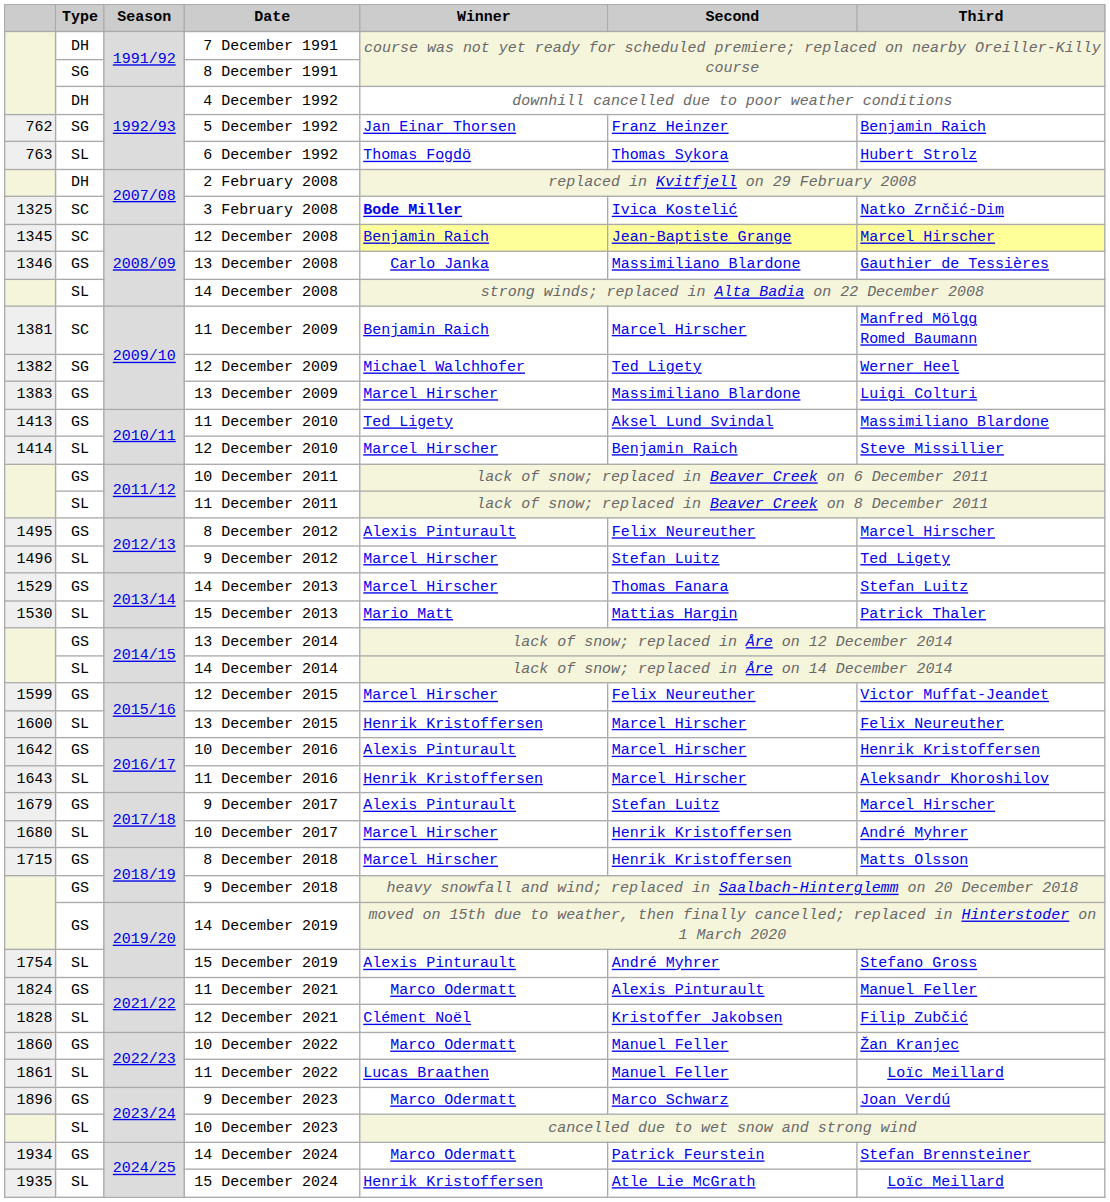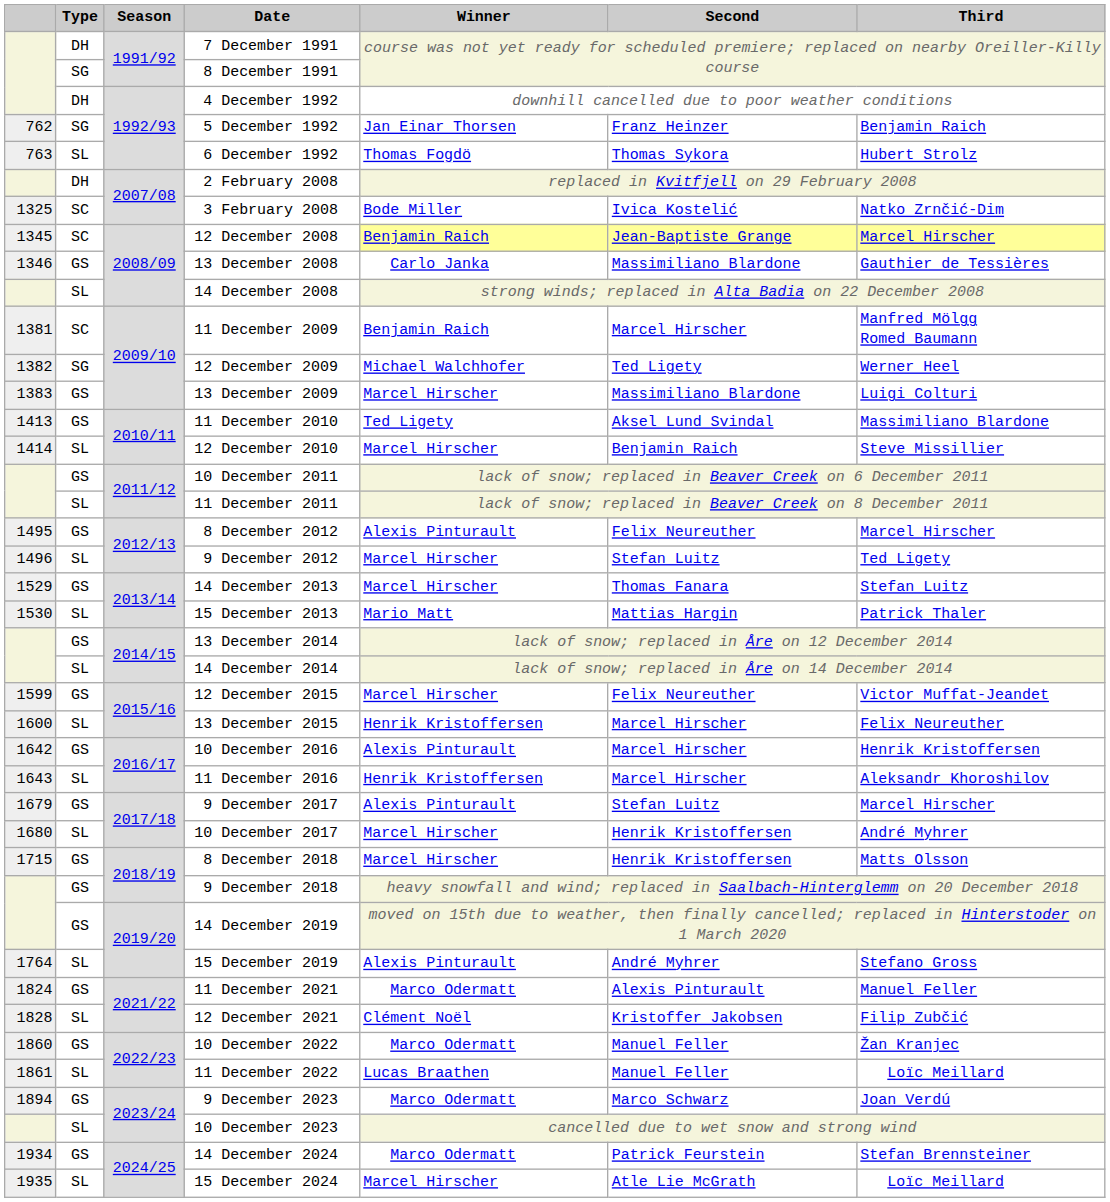(413, 210) bold -> (413, 210) normal
(35, 963) 1754 -> (35, 963) 1764
(35, 1100) 1896 -> (35, 1100) 1894
(453, 1183) Henrik Kristoffersen -> (431, 1183) Marcel Hirscher
